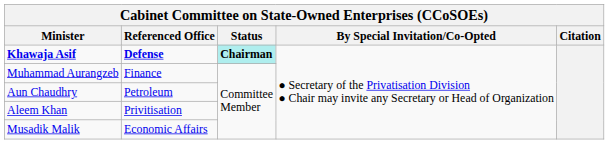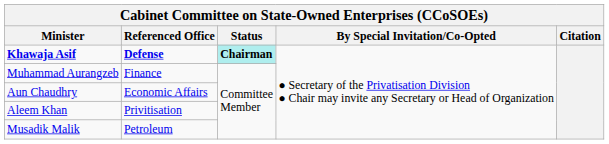(148, 91) Petroleum -> (166, 91) Economic Affairs
(166, 129) Economic Affairs -> (148, 129) Petroleum
